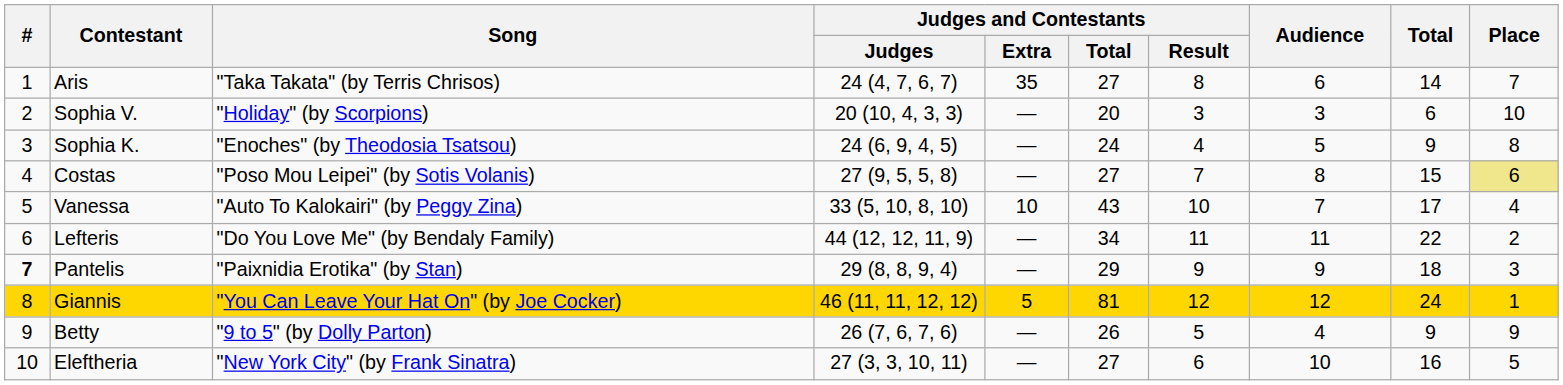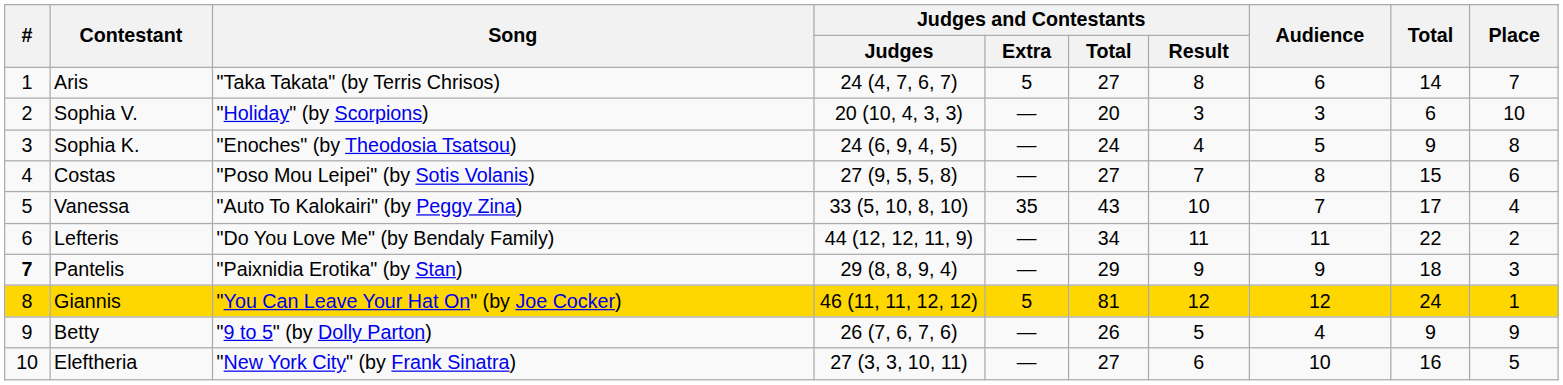(1027, 82) 35 -> (1027, 82) 5
(1514, 176) khaki background -> (1514, 176) no background
(1027, 207) 10 -> (1027, 207) 35
